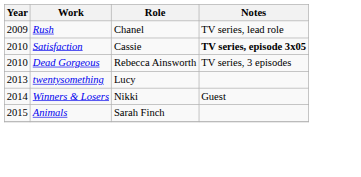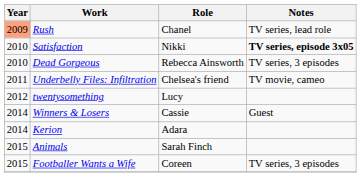(17, 29) no background -> (17, 29) lightsalmon background
(128, 46) Cassie -> (173, 46) Nikki
+ row: (95, 79)
(17, 79) 2013 -> (17, 96) 2012
(126, 96) Nikki -> (175, 113) Cassie
+ row: (47, 130)
+ row: (84, 163)
